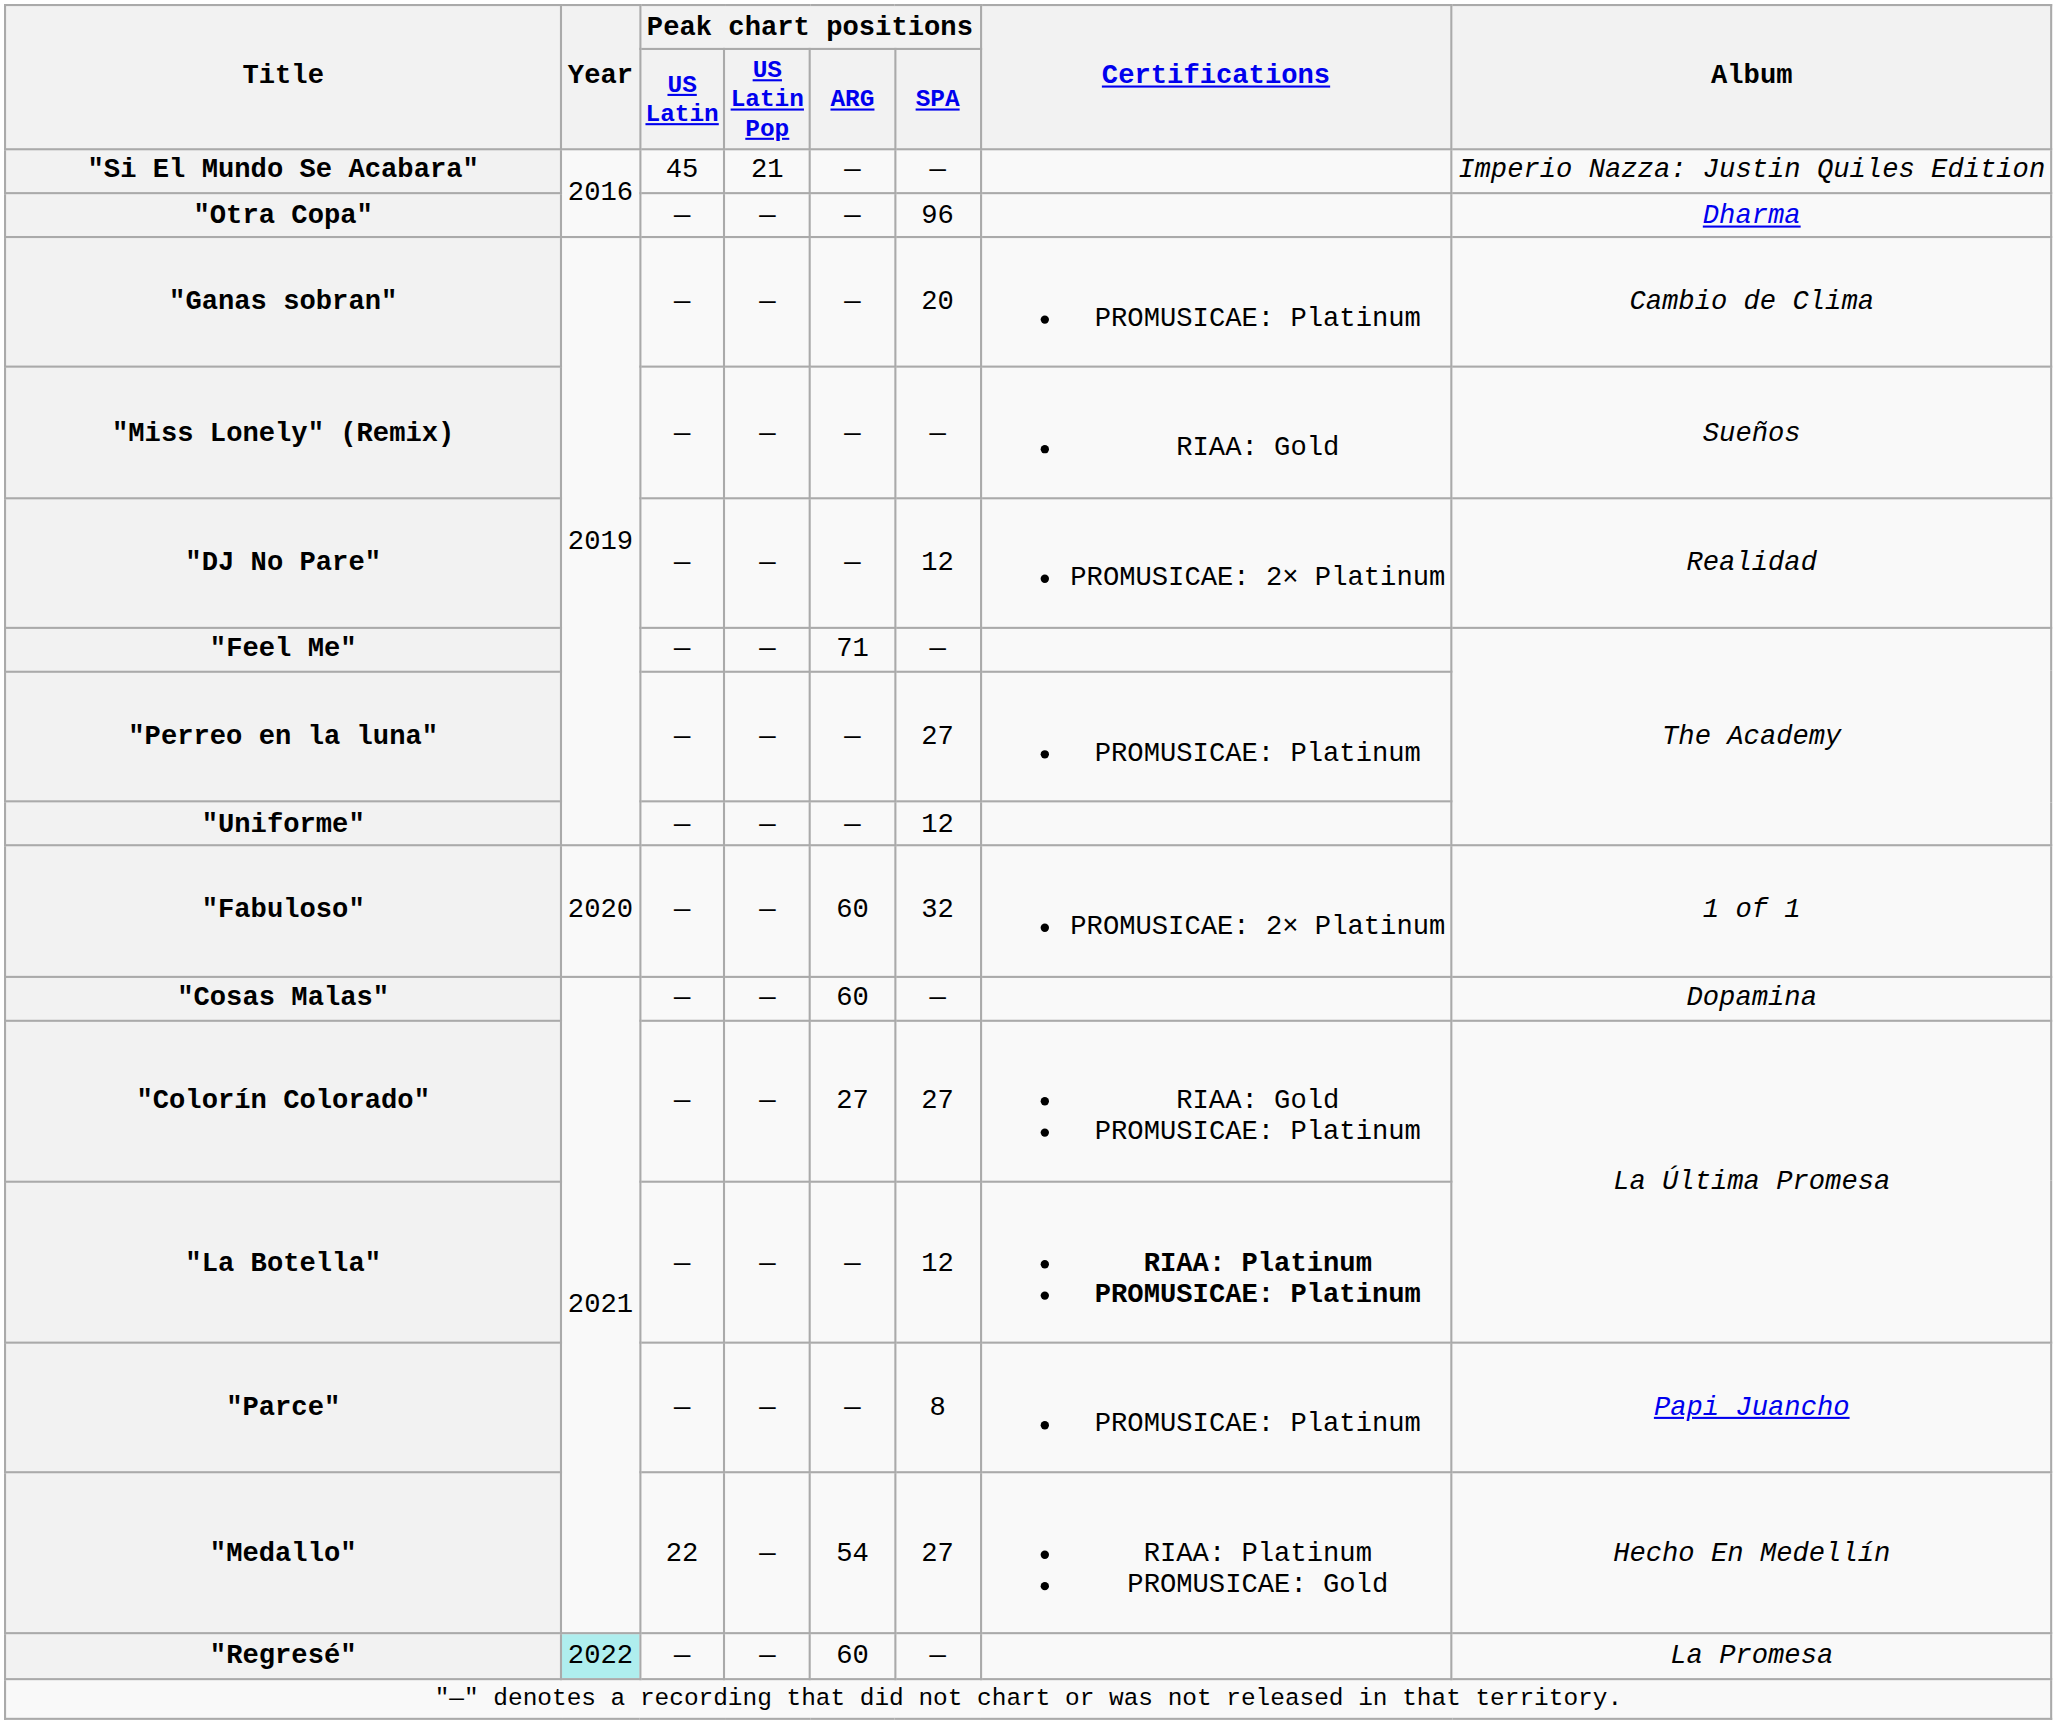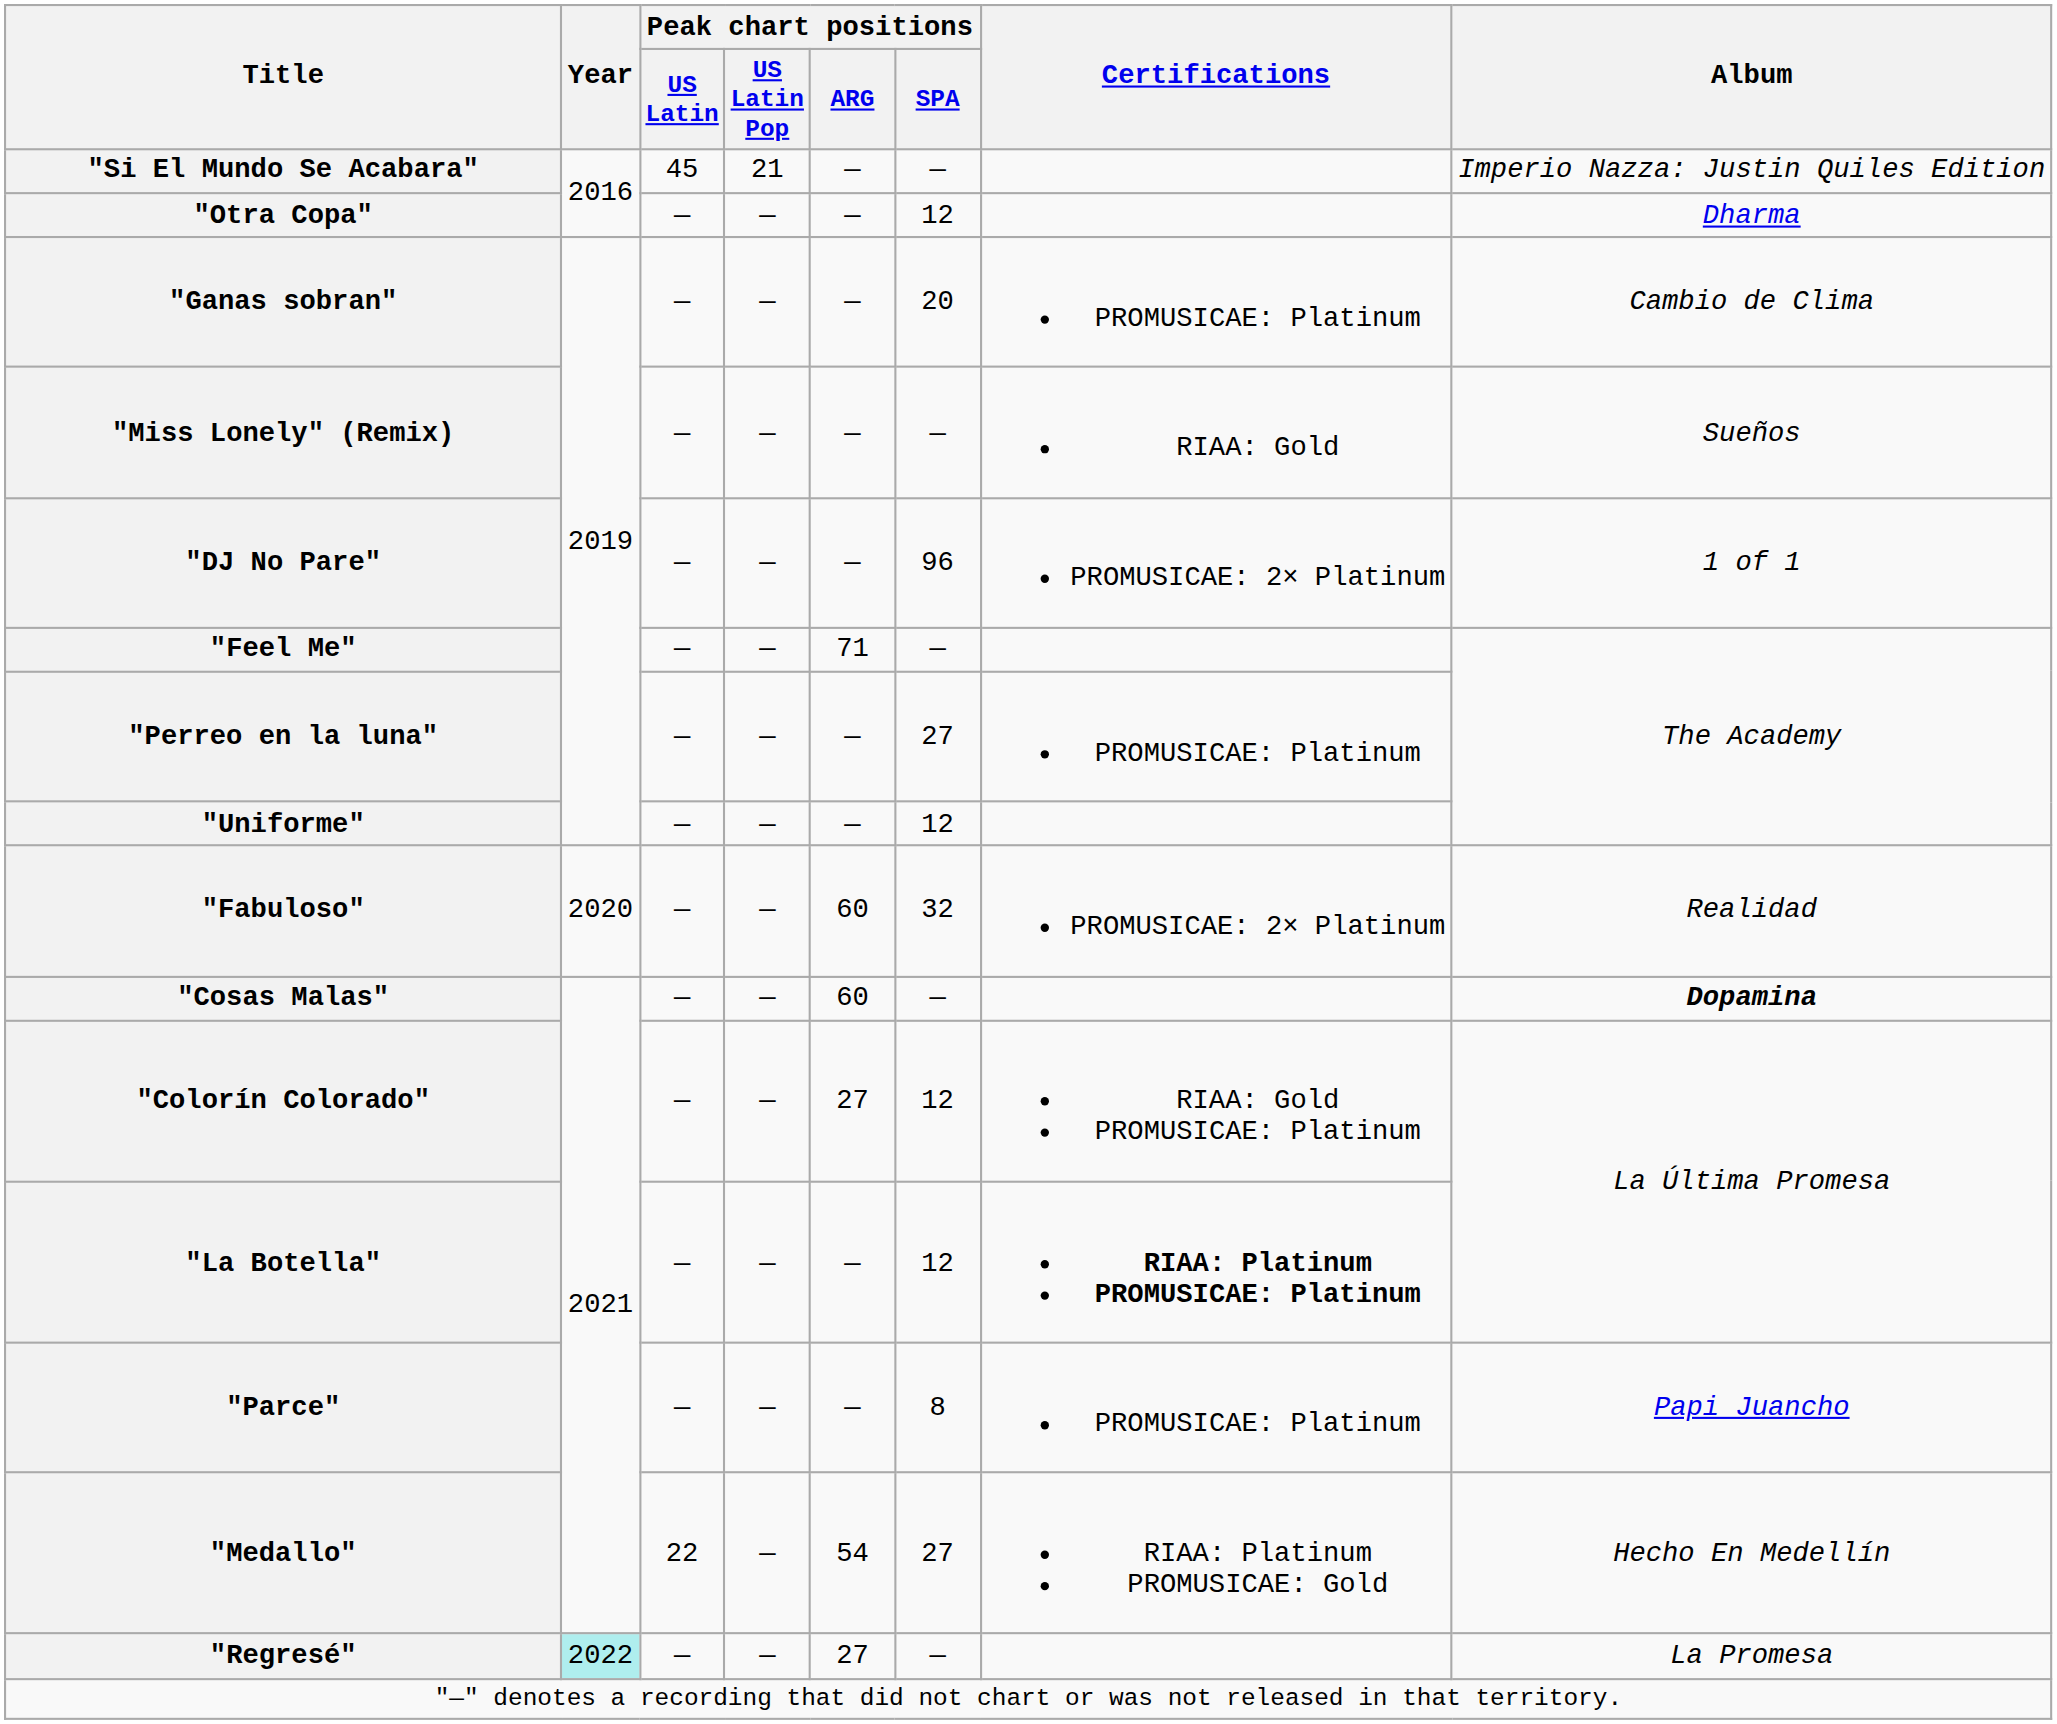(938, 215) 96 -> (938, 215) 12
(938, 562) 12 -> (938, 562) 96
(1752, 562) Realidad -> (1752, 562) 1 of 1
(1752, 911) 1 of 1 -> (1752, 911) Realidad
(1752, 998) normal -> (1752, 998) bold
(938, 1101) 27 -> (938, 1101) 12
(852, 1656) 60 -> (852, 1656) 27
